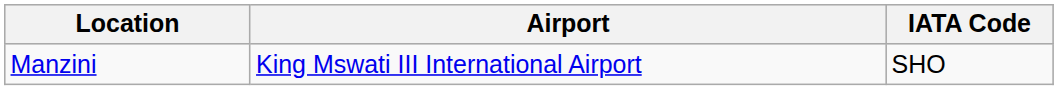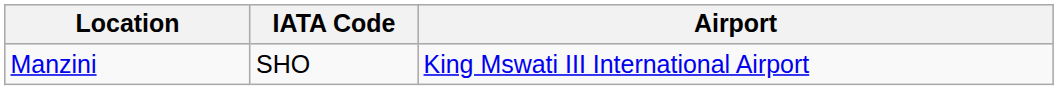columns swapped: (568, 24) <-> (970, 24)
